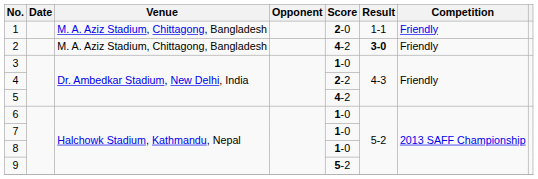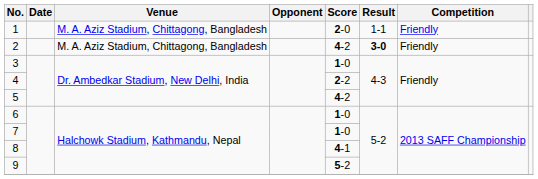(342, 149) 1-0 -> (342, 149) 4-1
